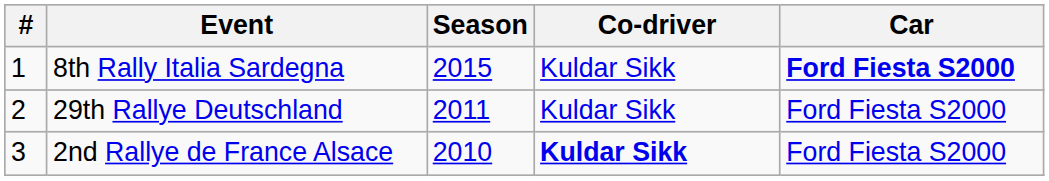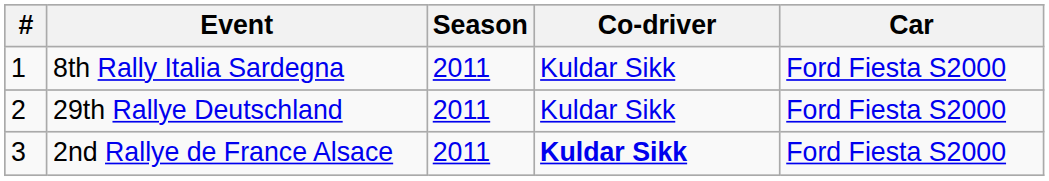(462, 68) 2015 -> (461, 68) 2011
(901, 68) bold -> (896, 68) normal
(462, 152) 2010 -> (461, 152) 2011
